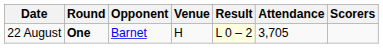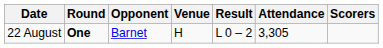(234, 33) lightyellow background -> (234, 33) no background
(273, 33) 3,705 -> (273, 33) 3,305
